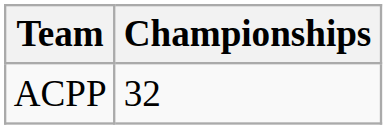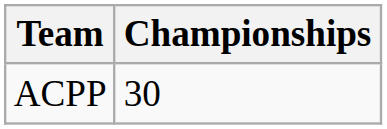(142, 92) 32 -> (142, 92) 30
